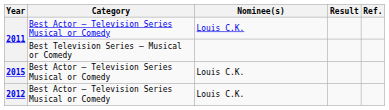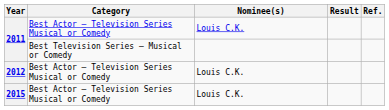rows swapped: (16, 94) <-> (16, 72)
